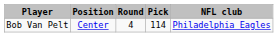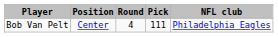(158, 25) 114 -> (158, 25) 111
